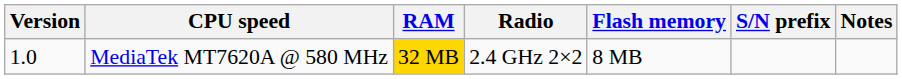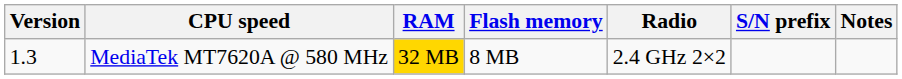columns swapped: (659, 21) <-> (526, 21)
(23, 56) 1.0 -> (23, 56) 1.3
